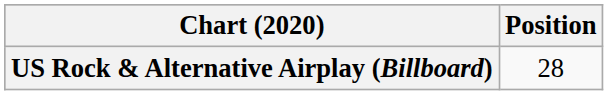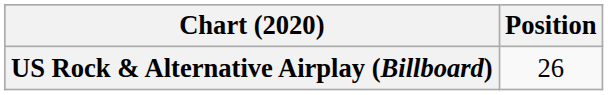(551, 67) 28 -> (551, 67) 26
